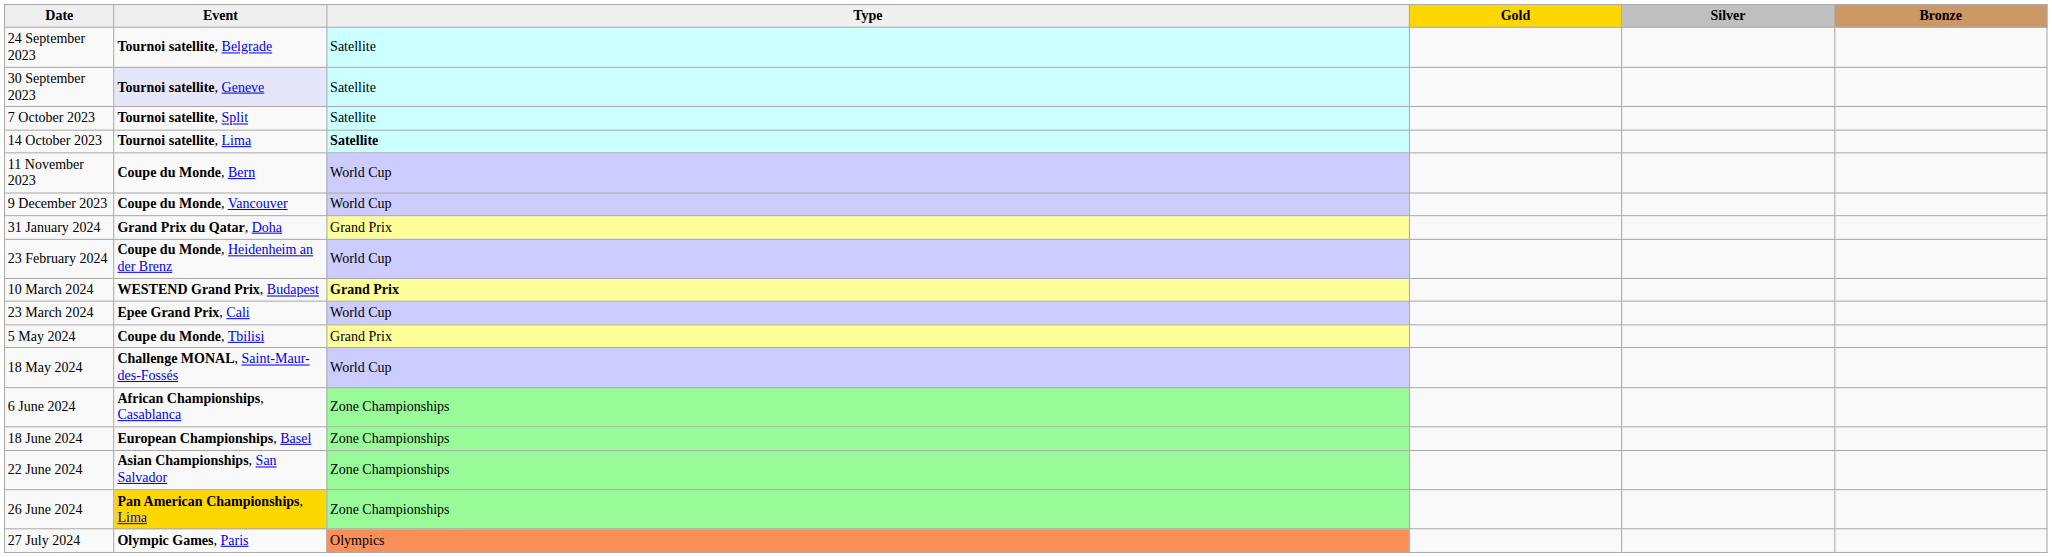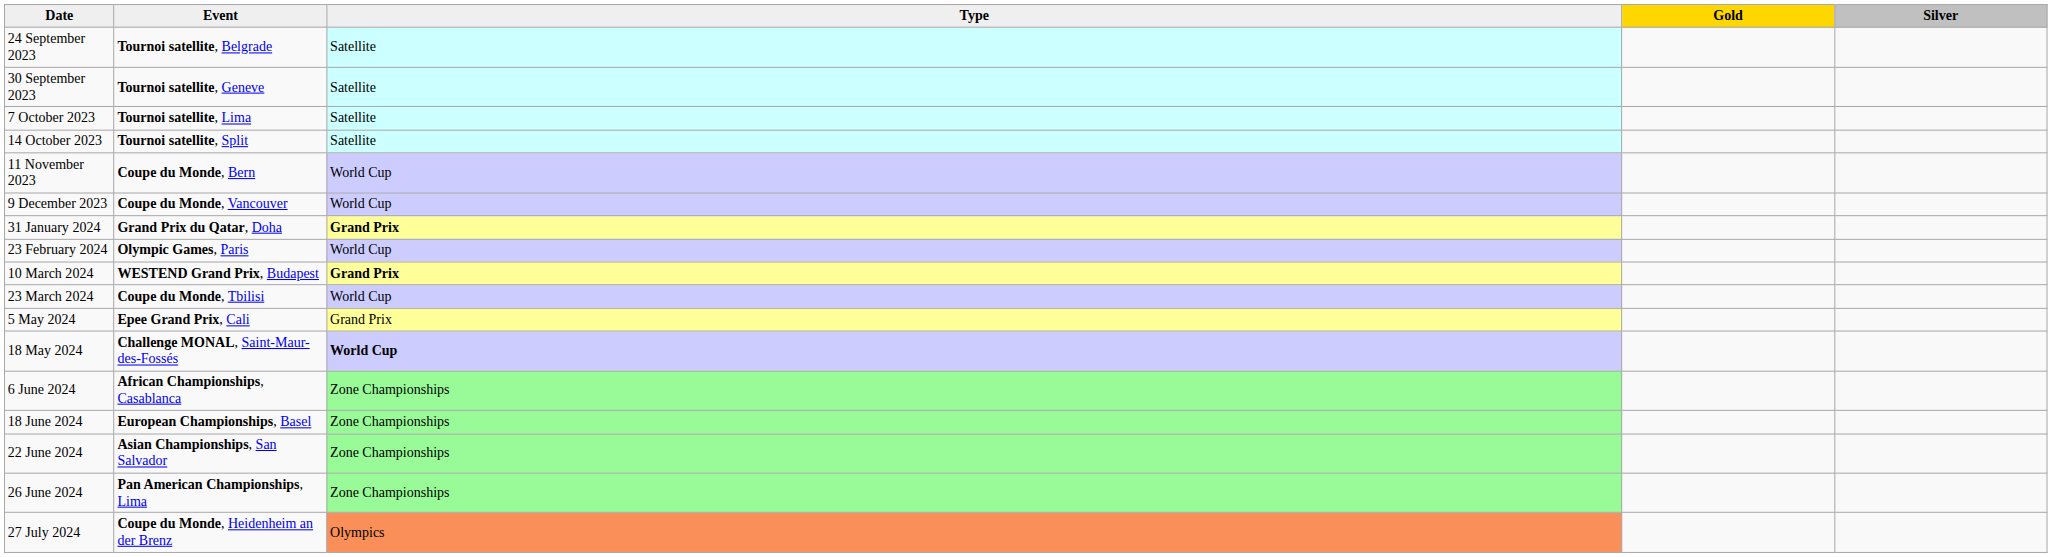- column: (1941, 15)
(191, 86) lavender background -> (191, 86) no background
(183, 117) Tournoi satellite, Split -> (184, 117) Tournoi satellite, Lima
(184, 141) Tournoi satellite, Lima -> (183, 141) Tournoi satellite, Split
(354, 141) bold -> (353, 141) normal
(361, 226) normal -> (365, 226) bold
(215, 258) Coupe du Monde, Heidenheim an der Brenz -> (183, 249) Olympic Games, Paris
(184, 312) Epee Grand Prix, Cali -> (191, 296) Coupe du Monde, Tbilisi
(191, 335) Coupe du Monde, Tbilisi -> (184, 319) Epee Grand Prix, Cali
(361, 367) normal -> (364, 350) bold
(210, 509) gold background -> (210, 492) no background
(183, 540) Olympic Games, Paris -> (215, 532) Coupe du Monde, Heidenheim an der Brenz
